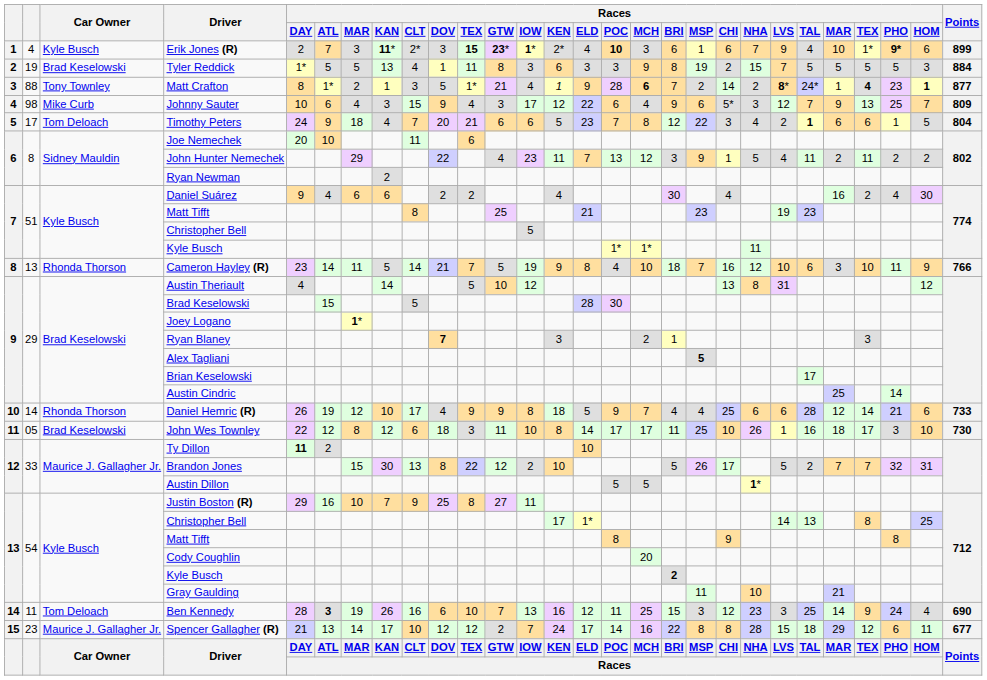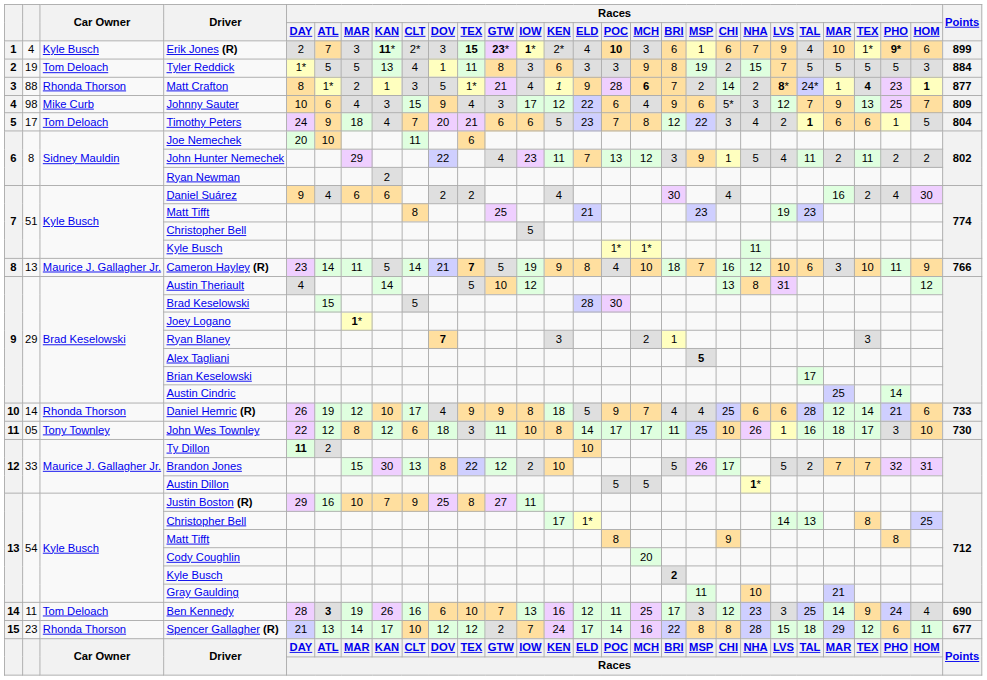(84, 68) Brad Keselowski -> (76, 68) Tom Deloach
(76, 86) Tony Townley -> (84, 86) Rhonda Thorson
(84, 267) Rhonda Thorson -> (102, 267) Maurice J. Gallagher Jr.
(471, 267) normal -> (471, 267) bold
(84, 430) Brad Keselowski -> (76, 430) Tony Townley
(674, 612) 15 -> (674, 612) 17
(102, 630) Maurice J. Gallagher Jr. -> (84, 630) Rhonda Thorson
